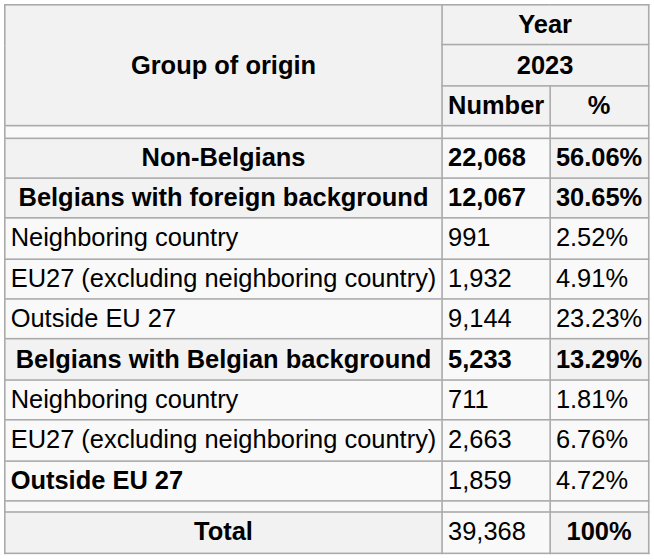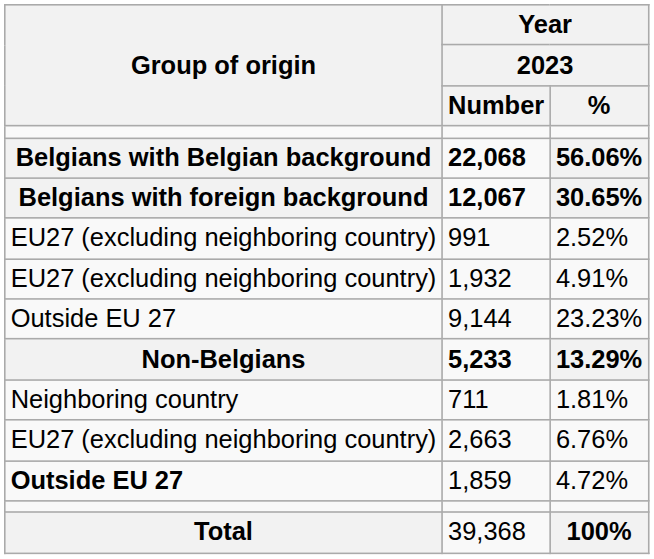(223, 157) Non-Belgians -> (223, 157) Belgians with Belgian background
(125, 238) Neighboring country -> (223, 238) EU27 (excluding neighboring country)
(223, 359) Belgians with Belgian background -> (223, 359) Non-Belgians
